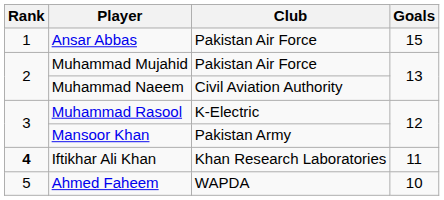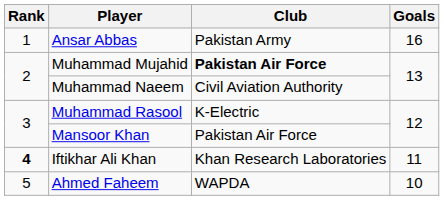(256, 40) Pakistan Air Force -> (243, 40) Pakistan Army
(414, 40) 15 -> (414, 40) 16
(256, 64) normal -> (261, 64) bold
(243, 135) Pakistan Army -> (256, 135) Pakistan Air Force
